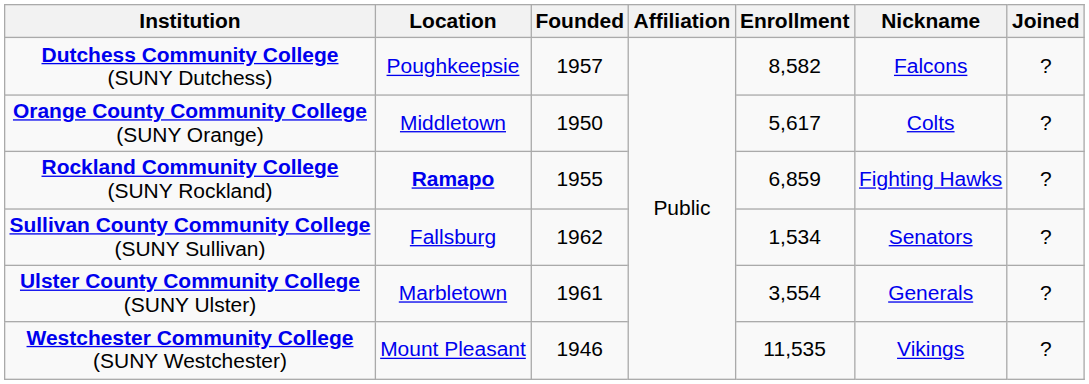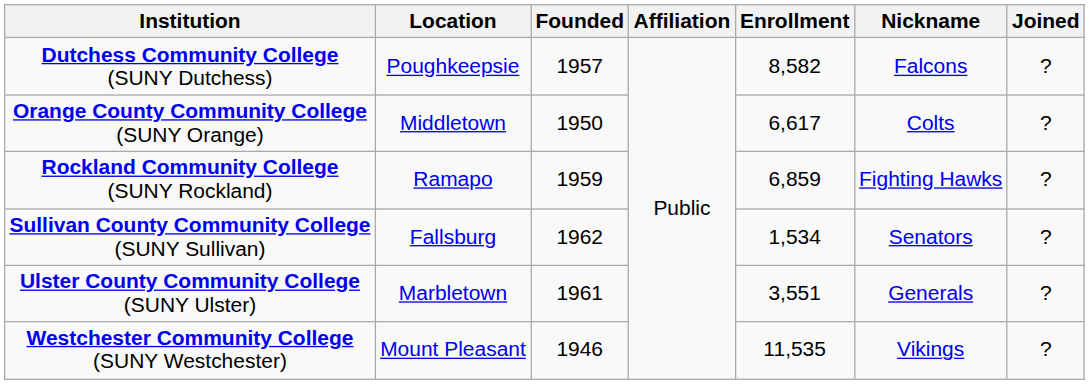(795, 122) 5,617 -> (795, 122) 6,617
(453, 179) bold -> (453, 179) normal
(580, 179) 1955 -> (580, 179) 1959
(795, 293) 3,554 -> (795, 293) 3,551
